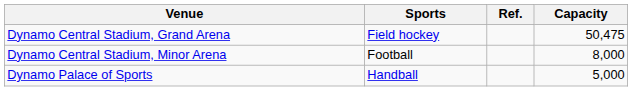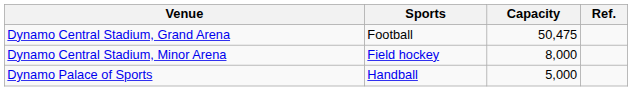columns swapped: (581, 14) <-> (511, 14)
(403, 34) Field hockey -> (390, 34) Football
(390, 55) Football -> (403, 55) Field hockey
